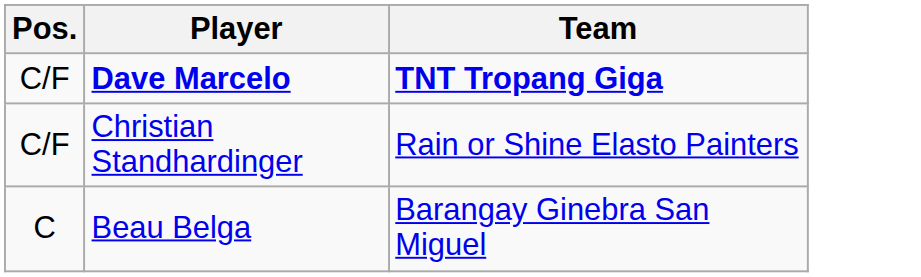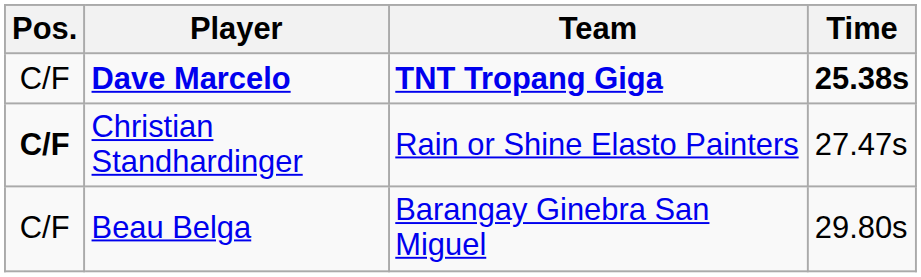+ column: (862, 28)
(45, 144) normal -> (45, 144) bold
(45, 228) C -> (45, 228) C/F
